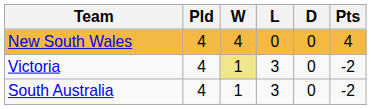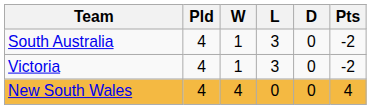rows swapped: (70, 41) <-> (61, 91)
(238, 66) khaki background -> (238, 66) no background
